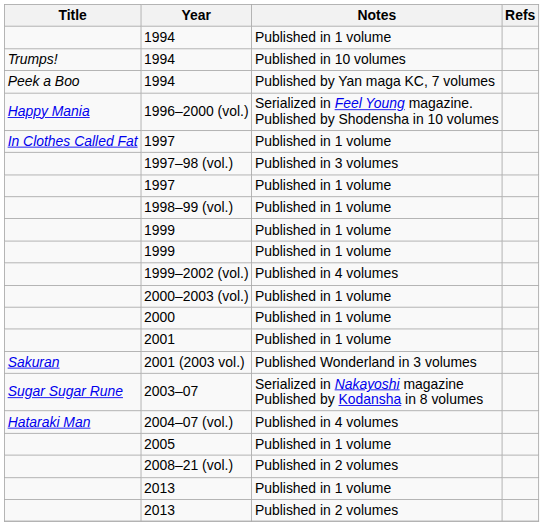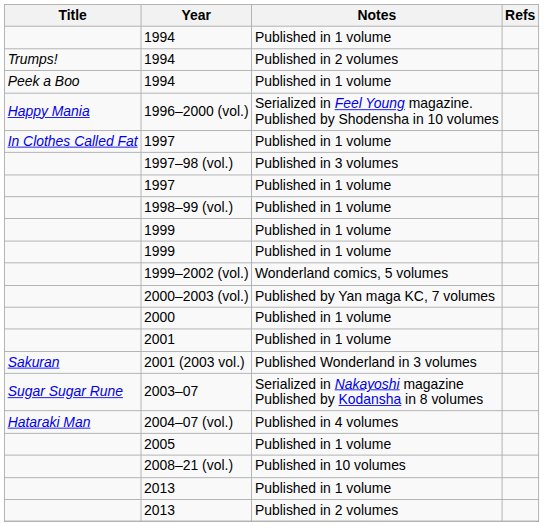(330, 59) Published in 10 volumes -> (327, 59) Published in 2 volumes
(375, 81) Published by Yan maga KC, 7 volumes -> (323, 81) Published in 1 volume
(327, 274) Published in 4 volumes -> (352, 274) Wonderland comics, 5 volumes
(323, 296) Published in 1 volume -> (375, 296) Published by Yan maga KC, 7 volumes
(327, 466) Published in 2 volumes -> (330, 466) Published in 10 volumes
